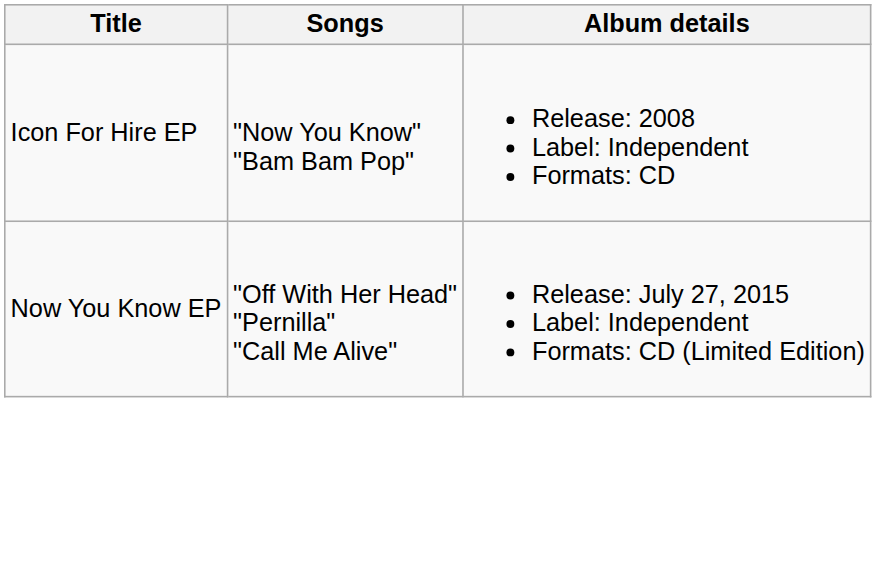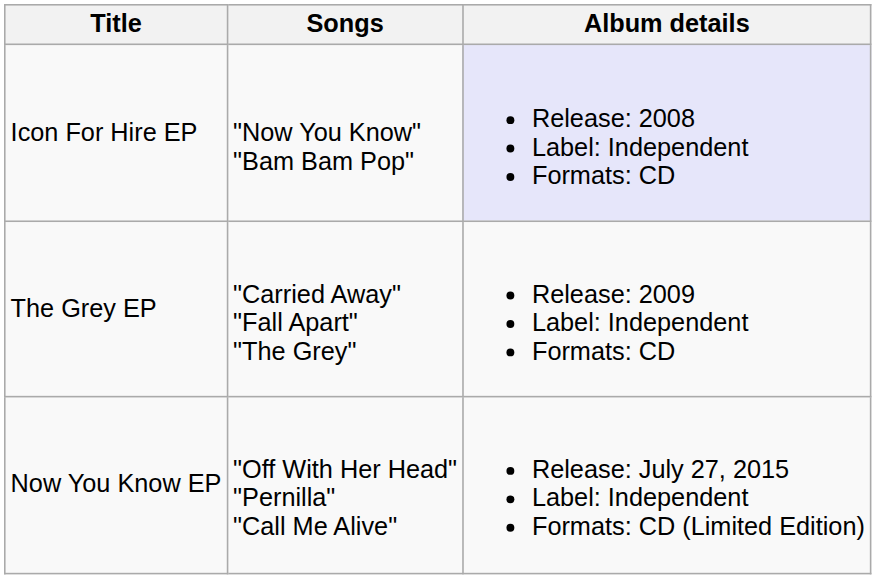(667, 147) no background -> (667, 147) lavender background
+ row: (84, 308)
